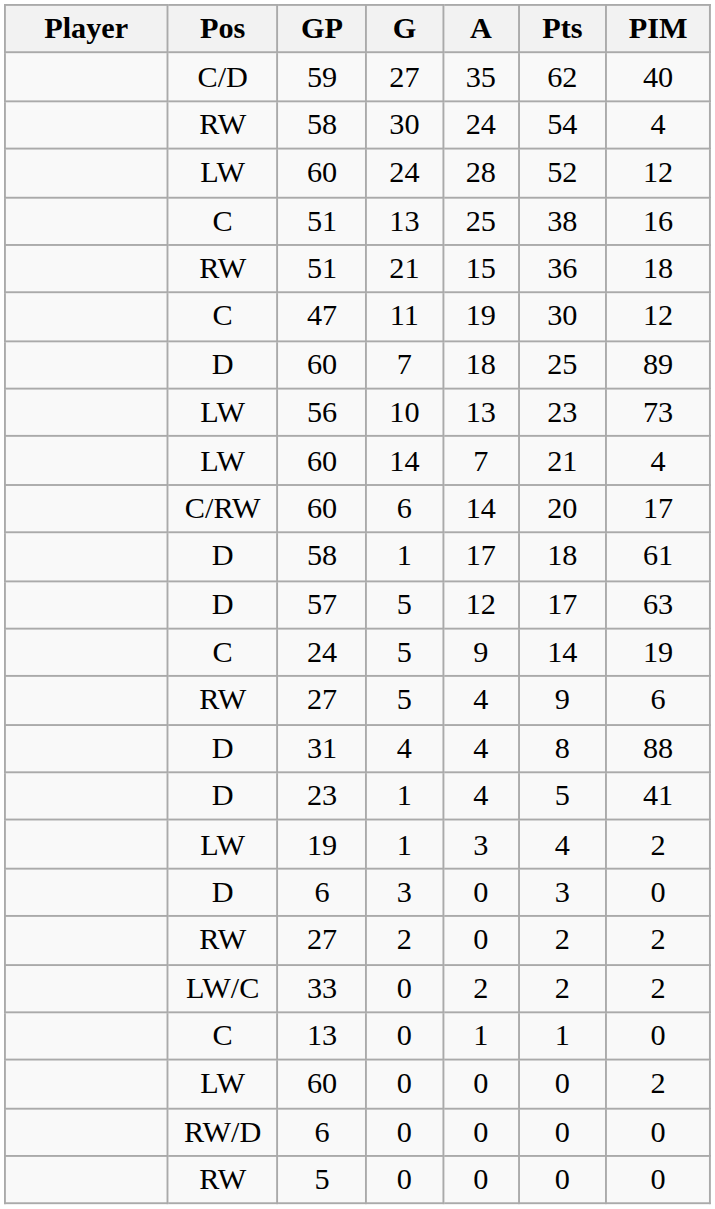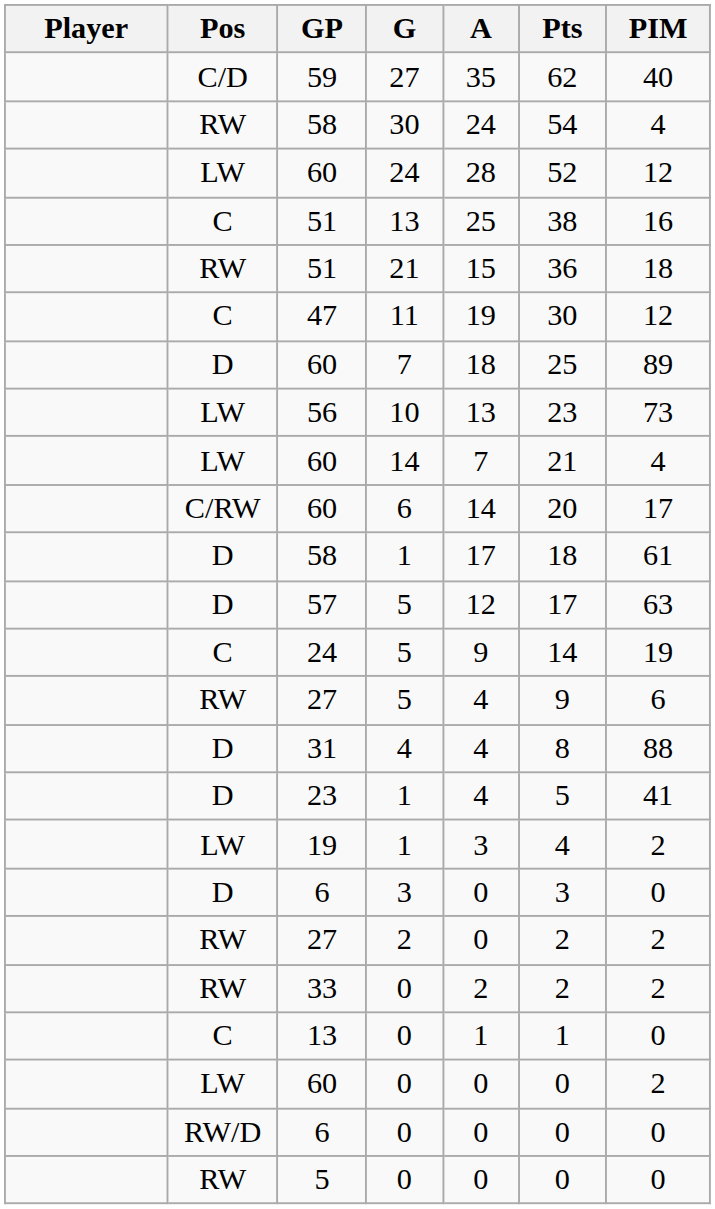(223, 987) LW/C -> (223, 987) RW
